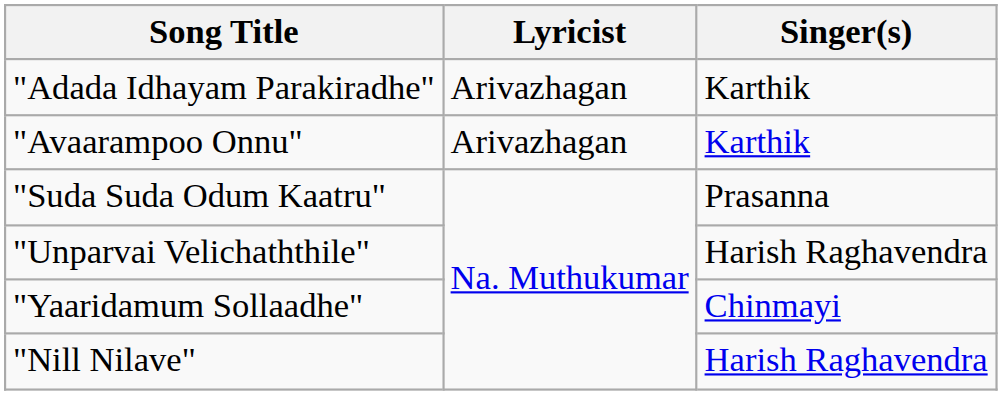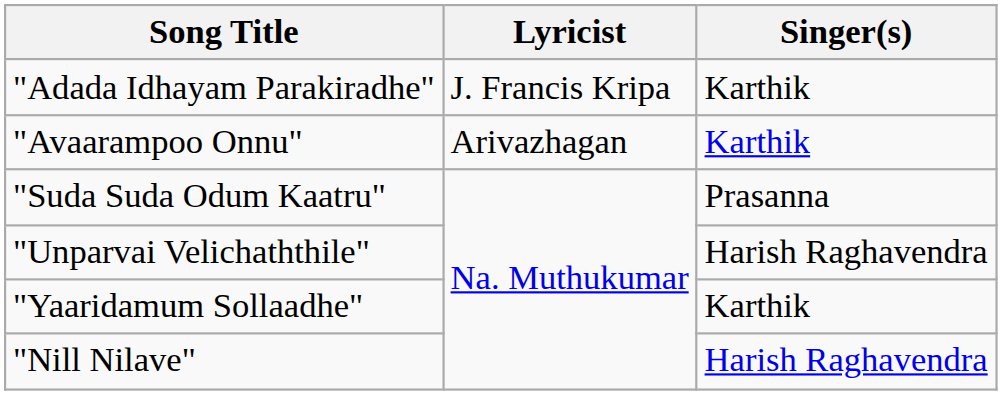(539, 86) Arivazhagan -> (561, 86) J. Francis Kripa
(773, 305) Chinmayi -> (757, 305) Karthik
